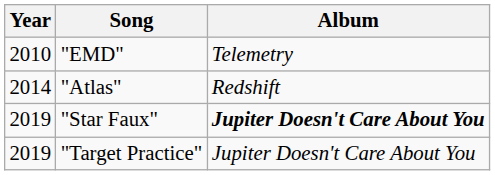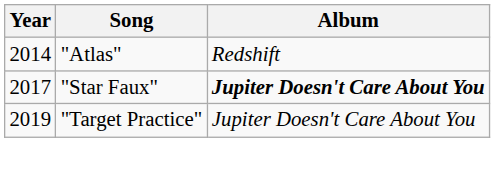- row: (92, 53)
(30, 119) 2019 -> (30, 86) 2017
